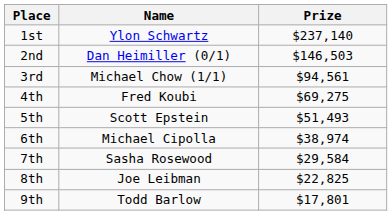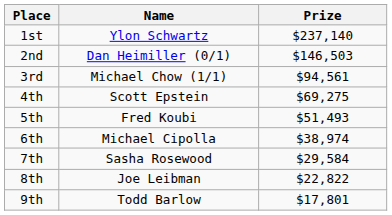(159, 97) Fred Koubi -> (159, 97) Scott Epstein
(159, 118) Scott Epstein -> (159, 118) Fred Koubi
(323, 179) $22,825 -> (323, 179) $22,822
